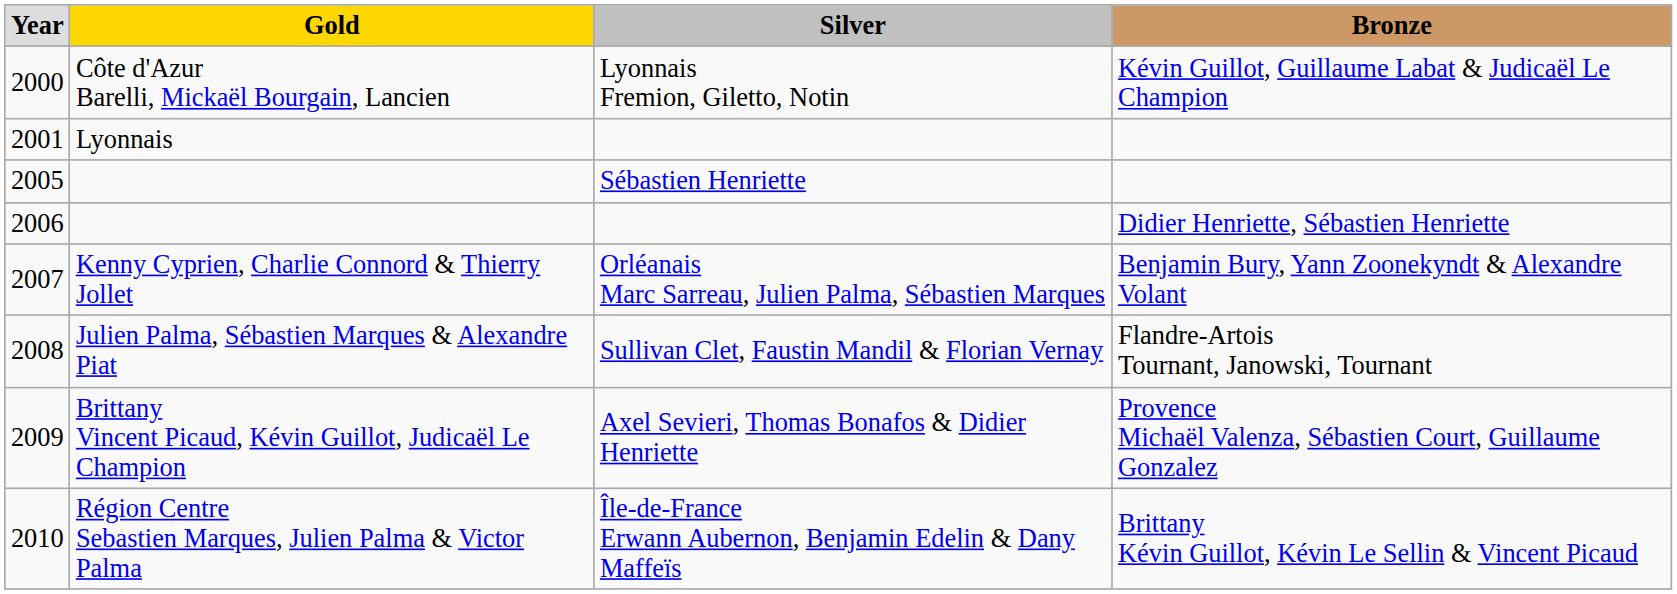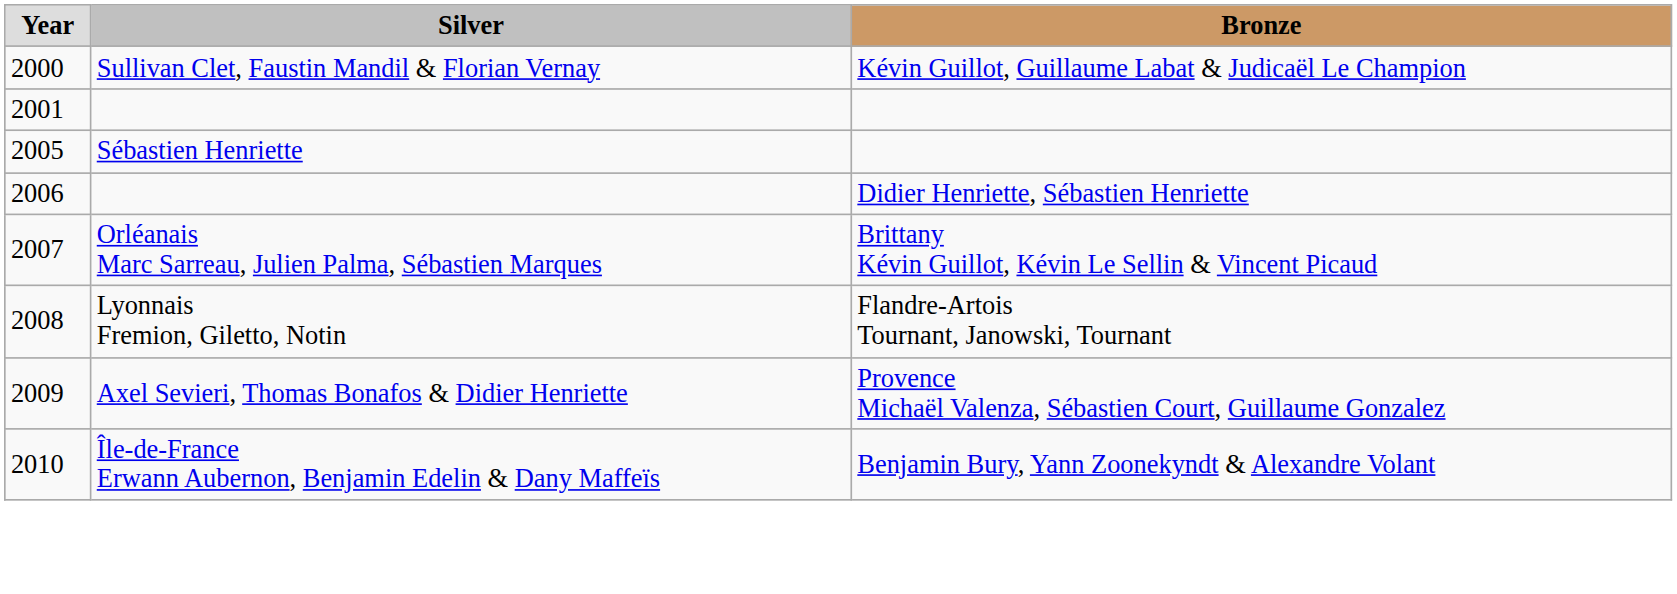- column: (332, 25)
(725, 82) Lyonnais Fremion, Giletto, Notin -> (348, 67) Sullivan Clet, Faustin Mandil & Florian Vernay
(1370, 279) Benjamin Bury, Yann Zoonekyndt & Alexandre Volant -> (1117, 249) Brittany Kévin Guillot, Kévin Le Sellin & Vincent Picaud
(852, 350) Sullivan Clet, Faustin Mandil & Florian Vernay -> (221, 321) Lyonnais Fremion, Giletto, Notin
(1378, 538) Brittany Kévin Guillot, Kévin Le Sellin & Vincent Picaud -> (1146, 464) Benjamin Bury, Yann Zoonekyndt & Alexandre Volant
